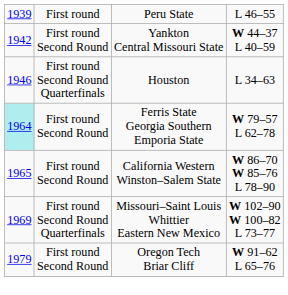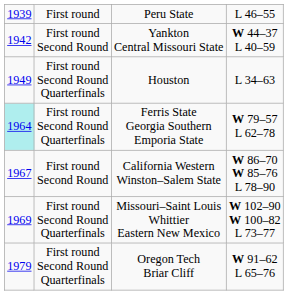(19, 80) 1946 -> (19, 80) 1949
(73, 126) First round Second Round -> (73, 126) First round Second Round Quarterfinals
(19, 173) 1965 -> (19, 173) 1967
(73, 259) First round Second Round -> (73, 266) First round Second Round Quarterfinals
